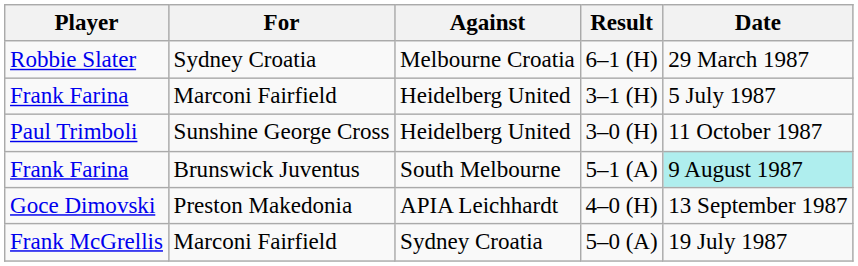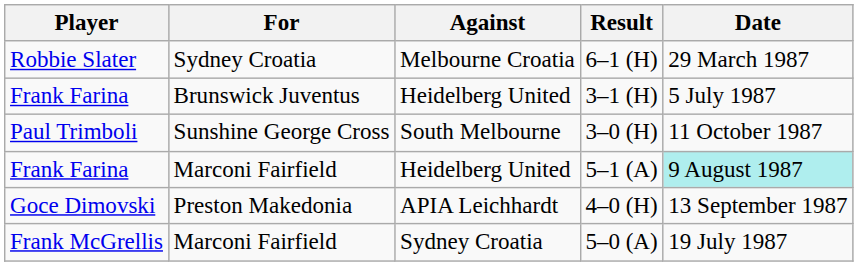(255, 95) Marconi Fairfield -> (267, 95) Brunswick Juventus
(485, 132) Heidelberg United -> (480, 132) South Melbourne
(267, 168) Brunswick Juventus -> (255, 168) Marconi Fairfield
(480, 168) South Melbourne -> (485, 168) Heidelberg United
